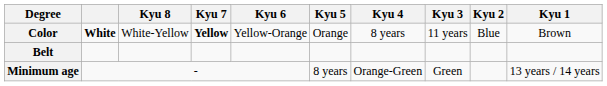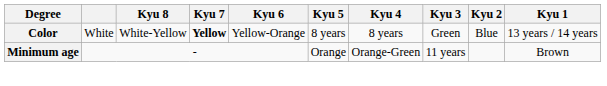(100, 33) bold -> (99, 33) normal
(330, 33) Orange -> (328, 33) 8 years
(448, 33) 11 years -> (446, 33) Green
(555, 33) Brown -> (553, 33) 13 years / 14 years
- row: (43, 52)
(330, 71) 8 years -> (328, 52) Orange
(448, 71) Green -> (446, 52) 11 years
(555, 71) 13 years / 14 years -> (553, 52) Brown
